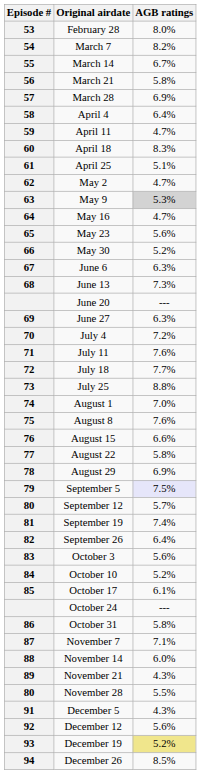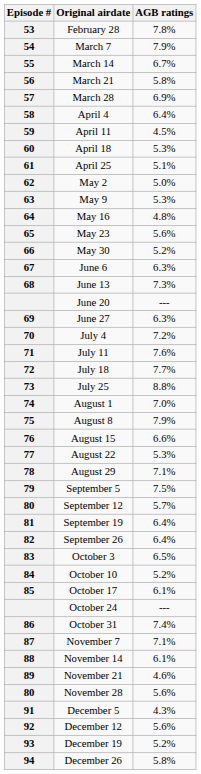(164, 30) 8.0% -> (164, 30) 7.8%
(164, 47) 8.2% -> (164, 47) 7.9%
(164, 132) 4.7% -> (164, 132) 4.5%
(164, 149) 8.3% -> (164, 149) 5.3%
(164, 183) 4.7% -> (164, 183) 5.0%
(164, 200) lightgrey background -> (164, 200) no background
(164, 217) 4.7% -> (164, 217) 4.8%
(164, 421) 7.6% -> (164, 421) 7.9%
(164, 455) 5.8% -> (164, 455) 5.3%
(164, 472) 6.9% -> (164, 472) 7.1%
(164, 489) lavender background -> (164, 489) no background
(164, 523) 7.4% -> (164, 523) 6.4%
(164, 557) 5.6% -> (164, 557) 6.5%
(164, 625) 5.8% -> (164, 625) 7.4%
(164, 659) 6.0% -> (164, 659) 6.1%
(164, 676) 4.3% -> (164, 676) 4.6%
(164, 693) 5.5% -> (164, 693) 5.6%
(164, 744) khaki background -> (164, 744) no background
(164, 761) 8.5% -> (164, 761) 5.8%
